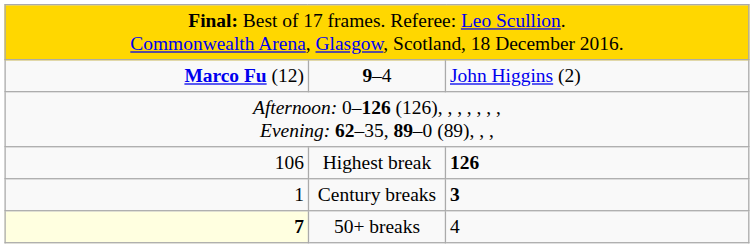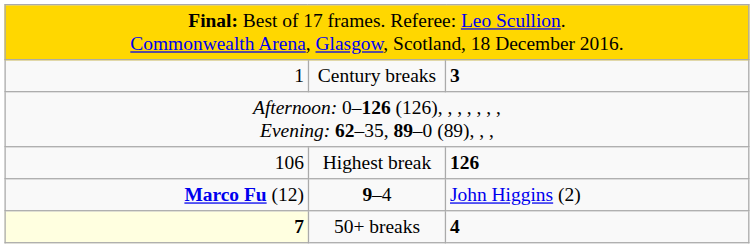rows swapped: (377, 75) <-> (377, 195)
(455, 227) normal -> (455, 227) bold
